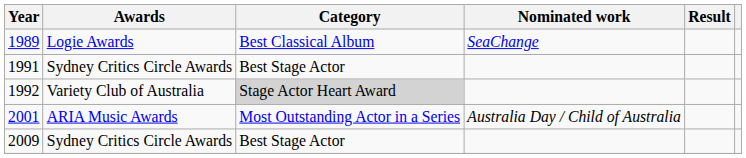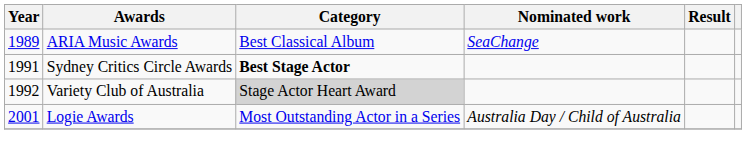(90, 41) Logie Awards -> (112, 41) ARIA Music Awards
(292, 66) normal -> (295, 66) bold
(112, 116) ARIA Music Awards -> (90, 116) Logie Awards
- row: (24, 141)
